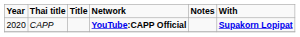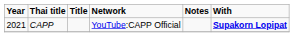(16, 24) 2020 -> (16, 24) 2021
(139, 24) bold -> (136, 24) normal
